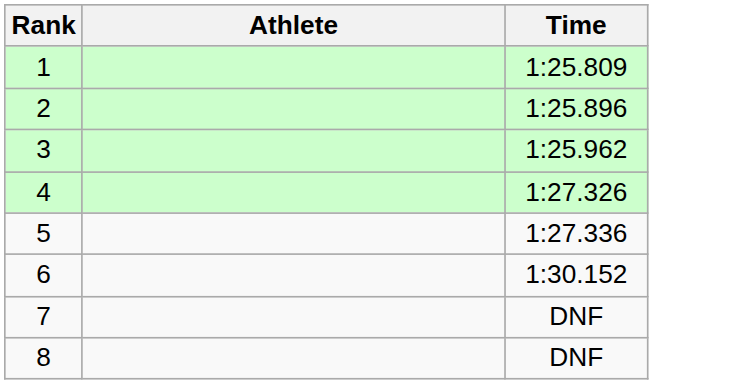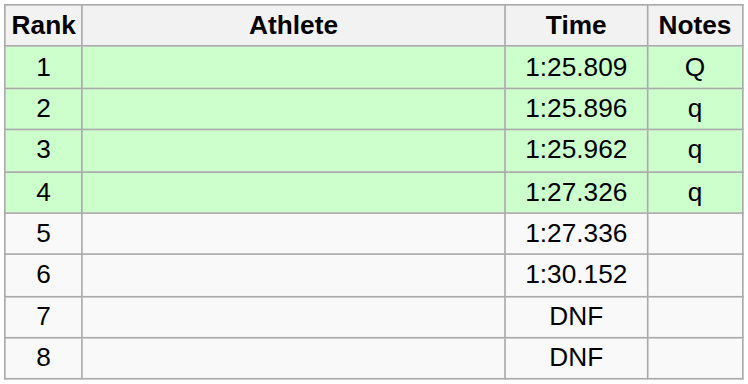+ column: (695, 25)
